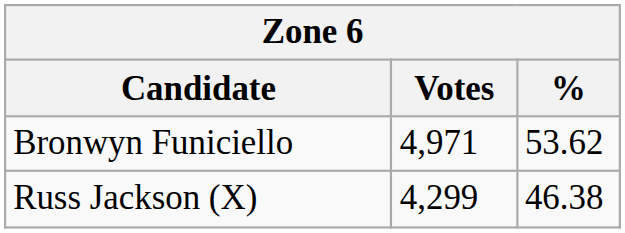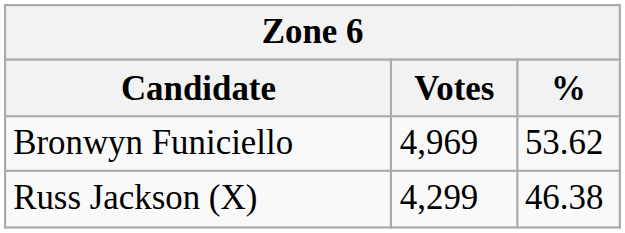(439, 142) 4,971 -> (439, 142) 4,969
